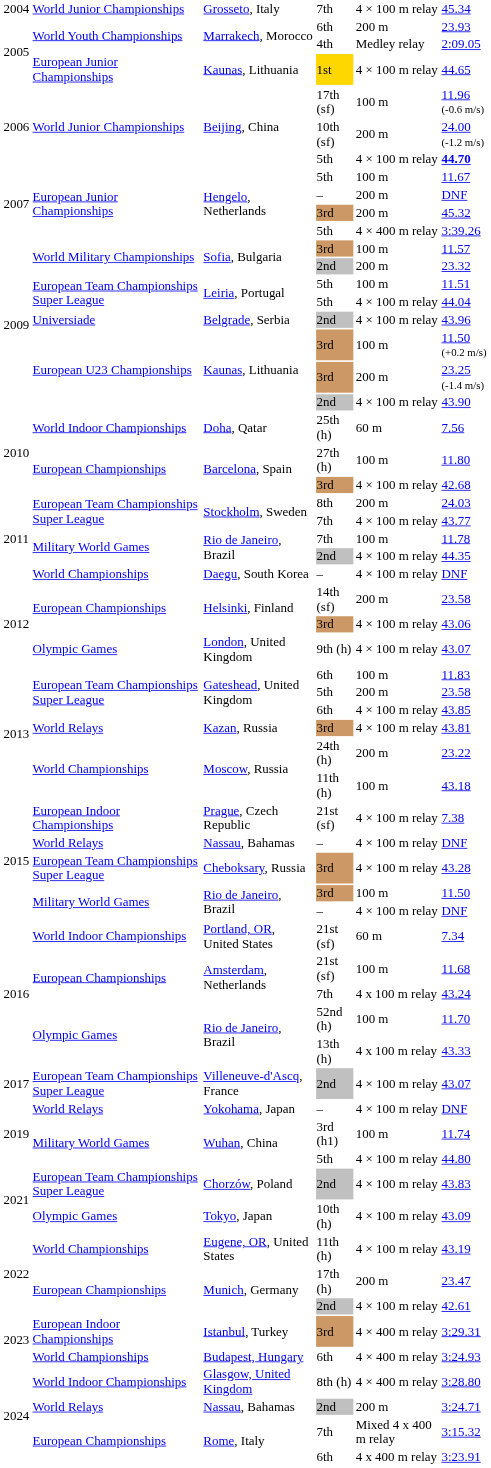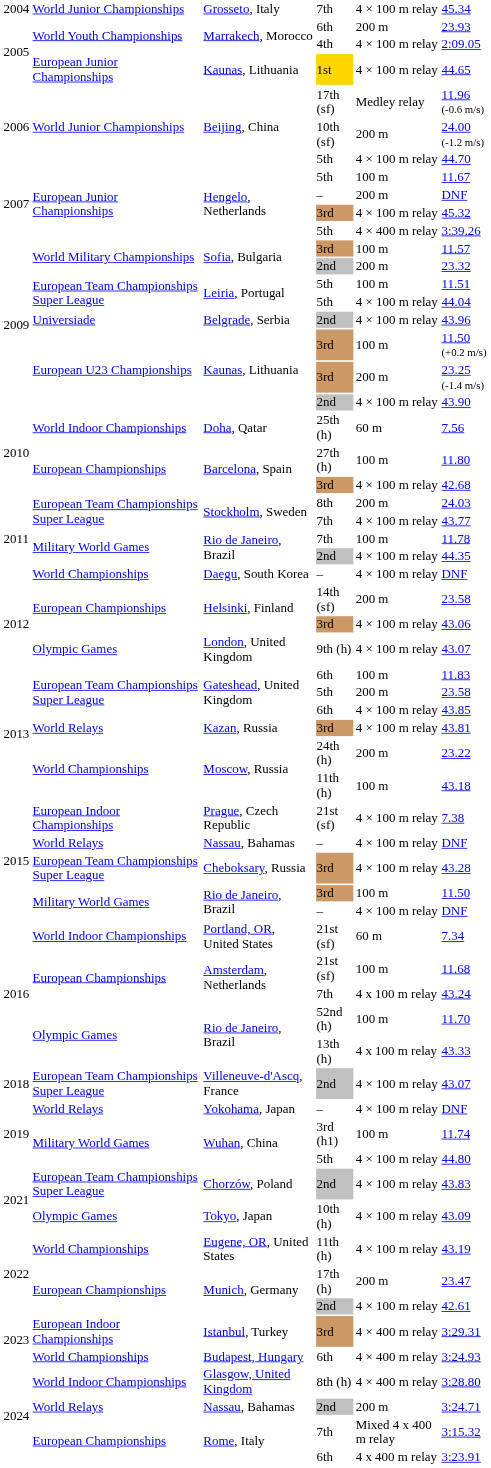(390, 44) Medley relay -> (397, 44) 4 × 100 m relay
(372, 101) 100 m -> (390, 101) Medley relay
(456, 159) bold -> (456, 159) normal
(372, 212) 200 m -> (397, 212) 4 × 100 m relay
(16, 1083) 2017 -> (16, 1083) 2018
